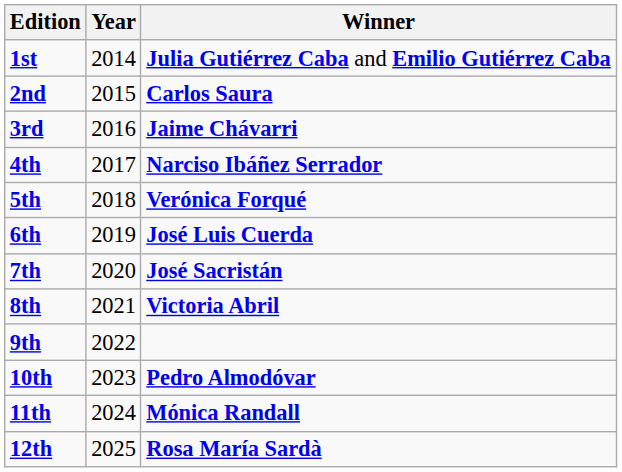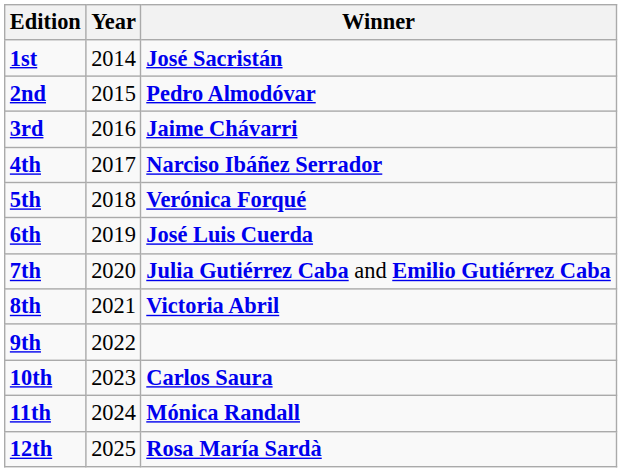(379, 57) Julia Gutiérrez Caba and Emilio Gutiérrez Caba -> (214, 57) José Sacristán
(209, 93) Carlos Saura -> (231, 93) Pedro Almodóvar
(214, 270) José Sacristán -> (379, 270) Julia Gutiérrez Caba and Emilio Gutiérrez Caba
(231, 377) Pedro Almodóvar -> (209, 377) Carlos Saura
